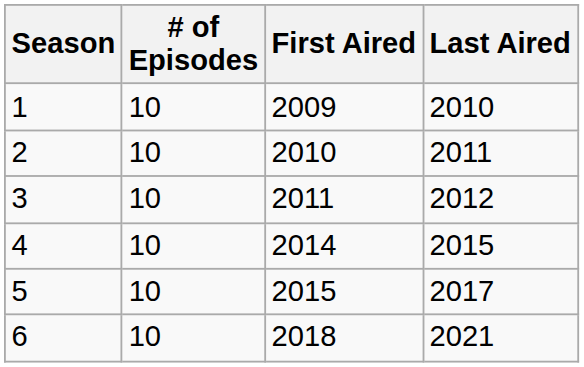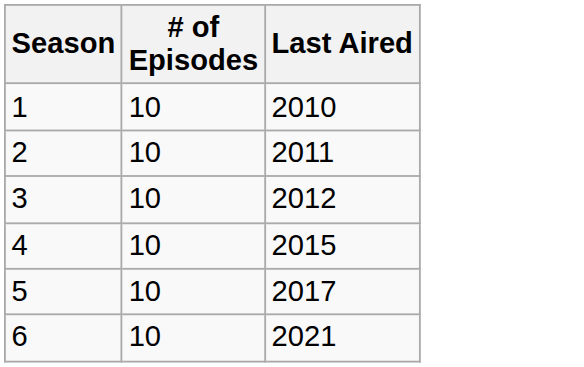- column: (344, 43)
